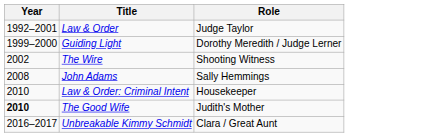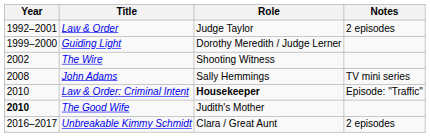+ column: (384, 12)
(226, 92) normal -> (228, 92) bold
